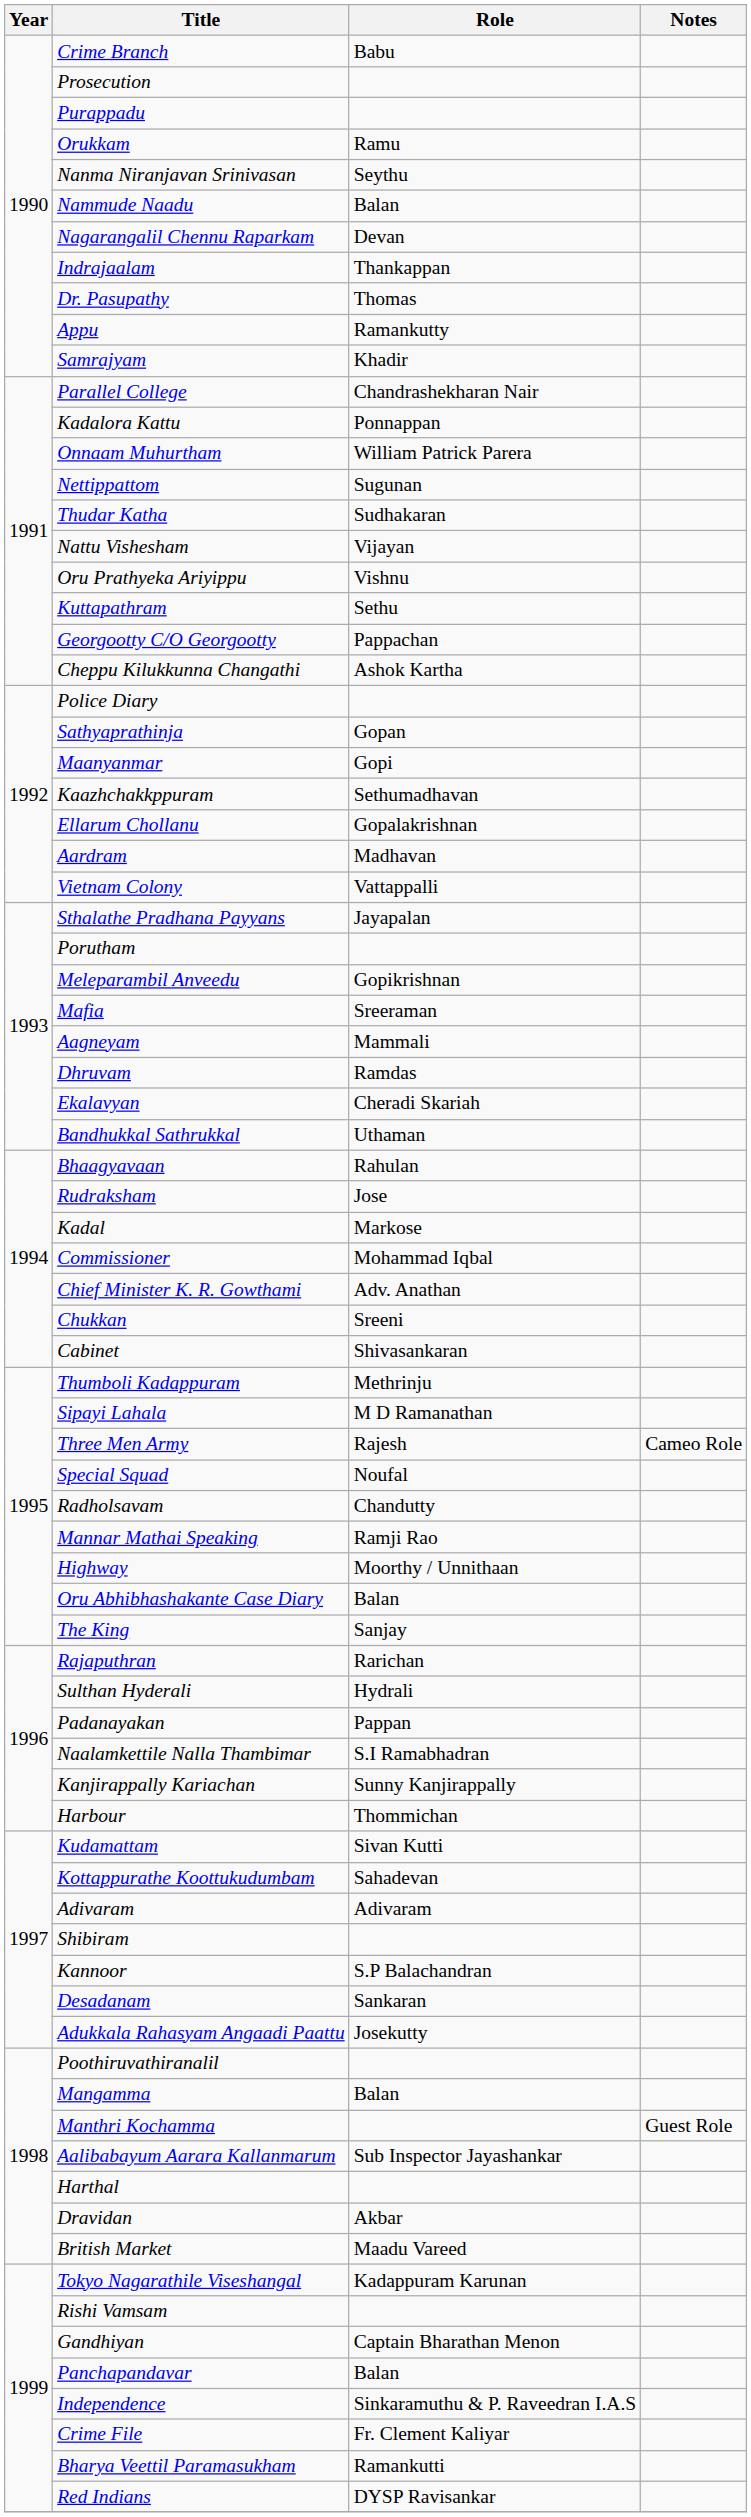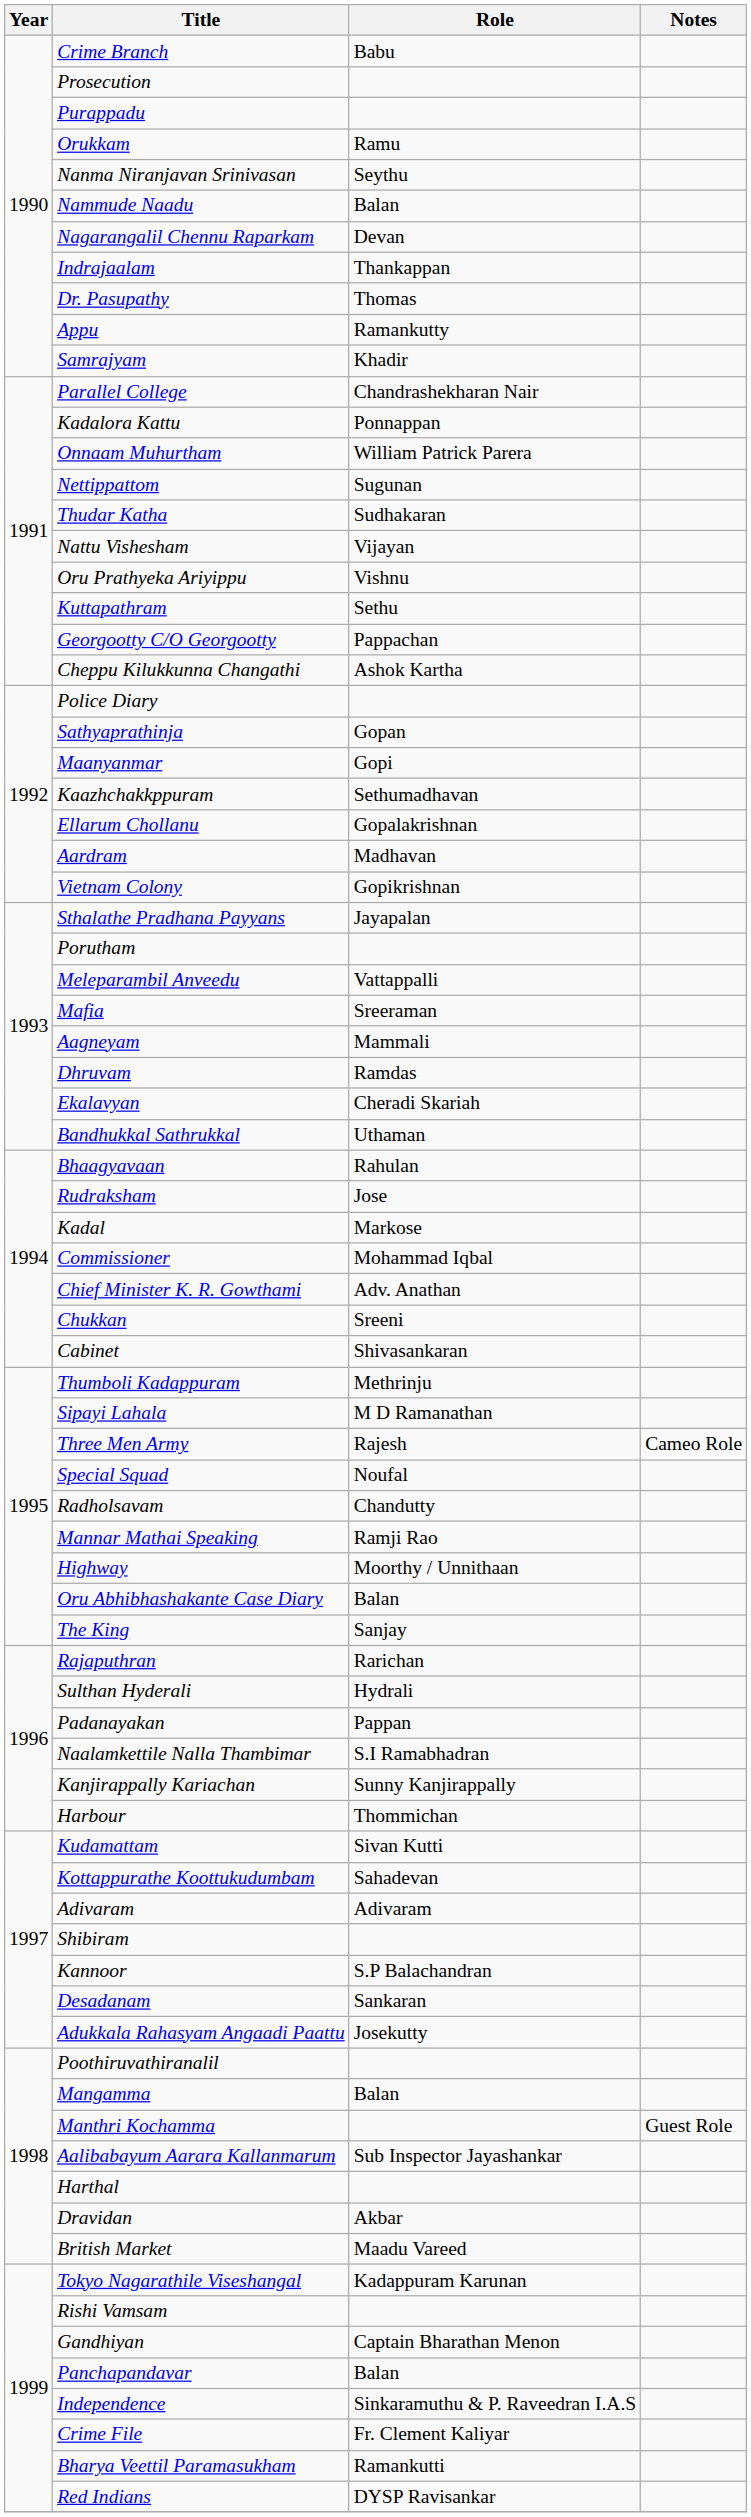(396, 886) Vattappalli -> (407, 886) Gopikrishnan
(407, 979) Gopikrishnan -> (396, 979) Vattappalli
